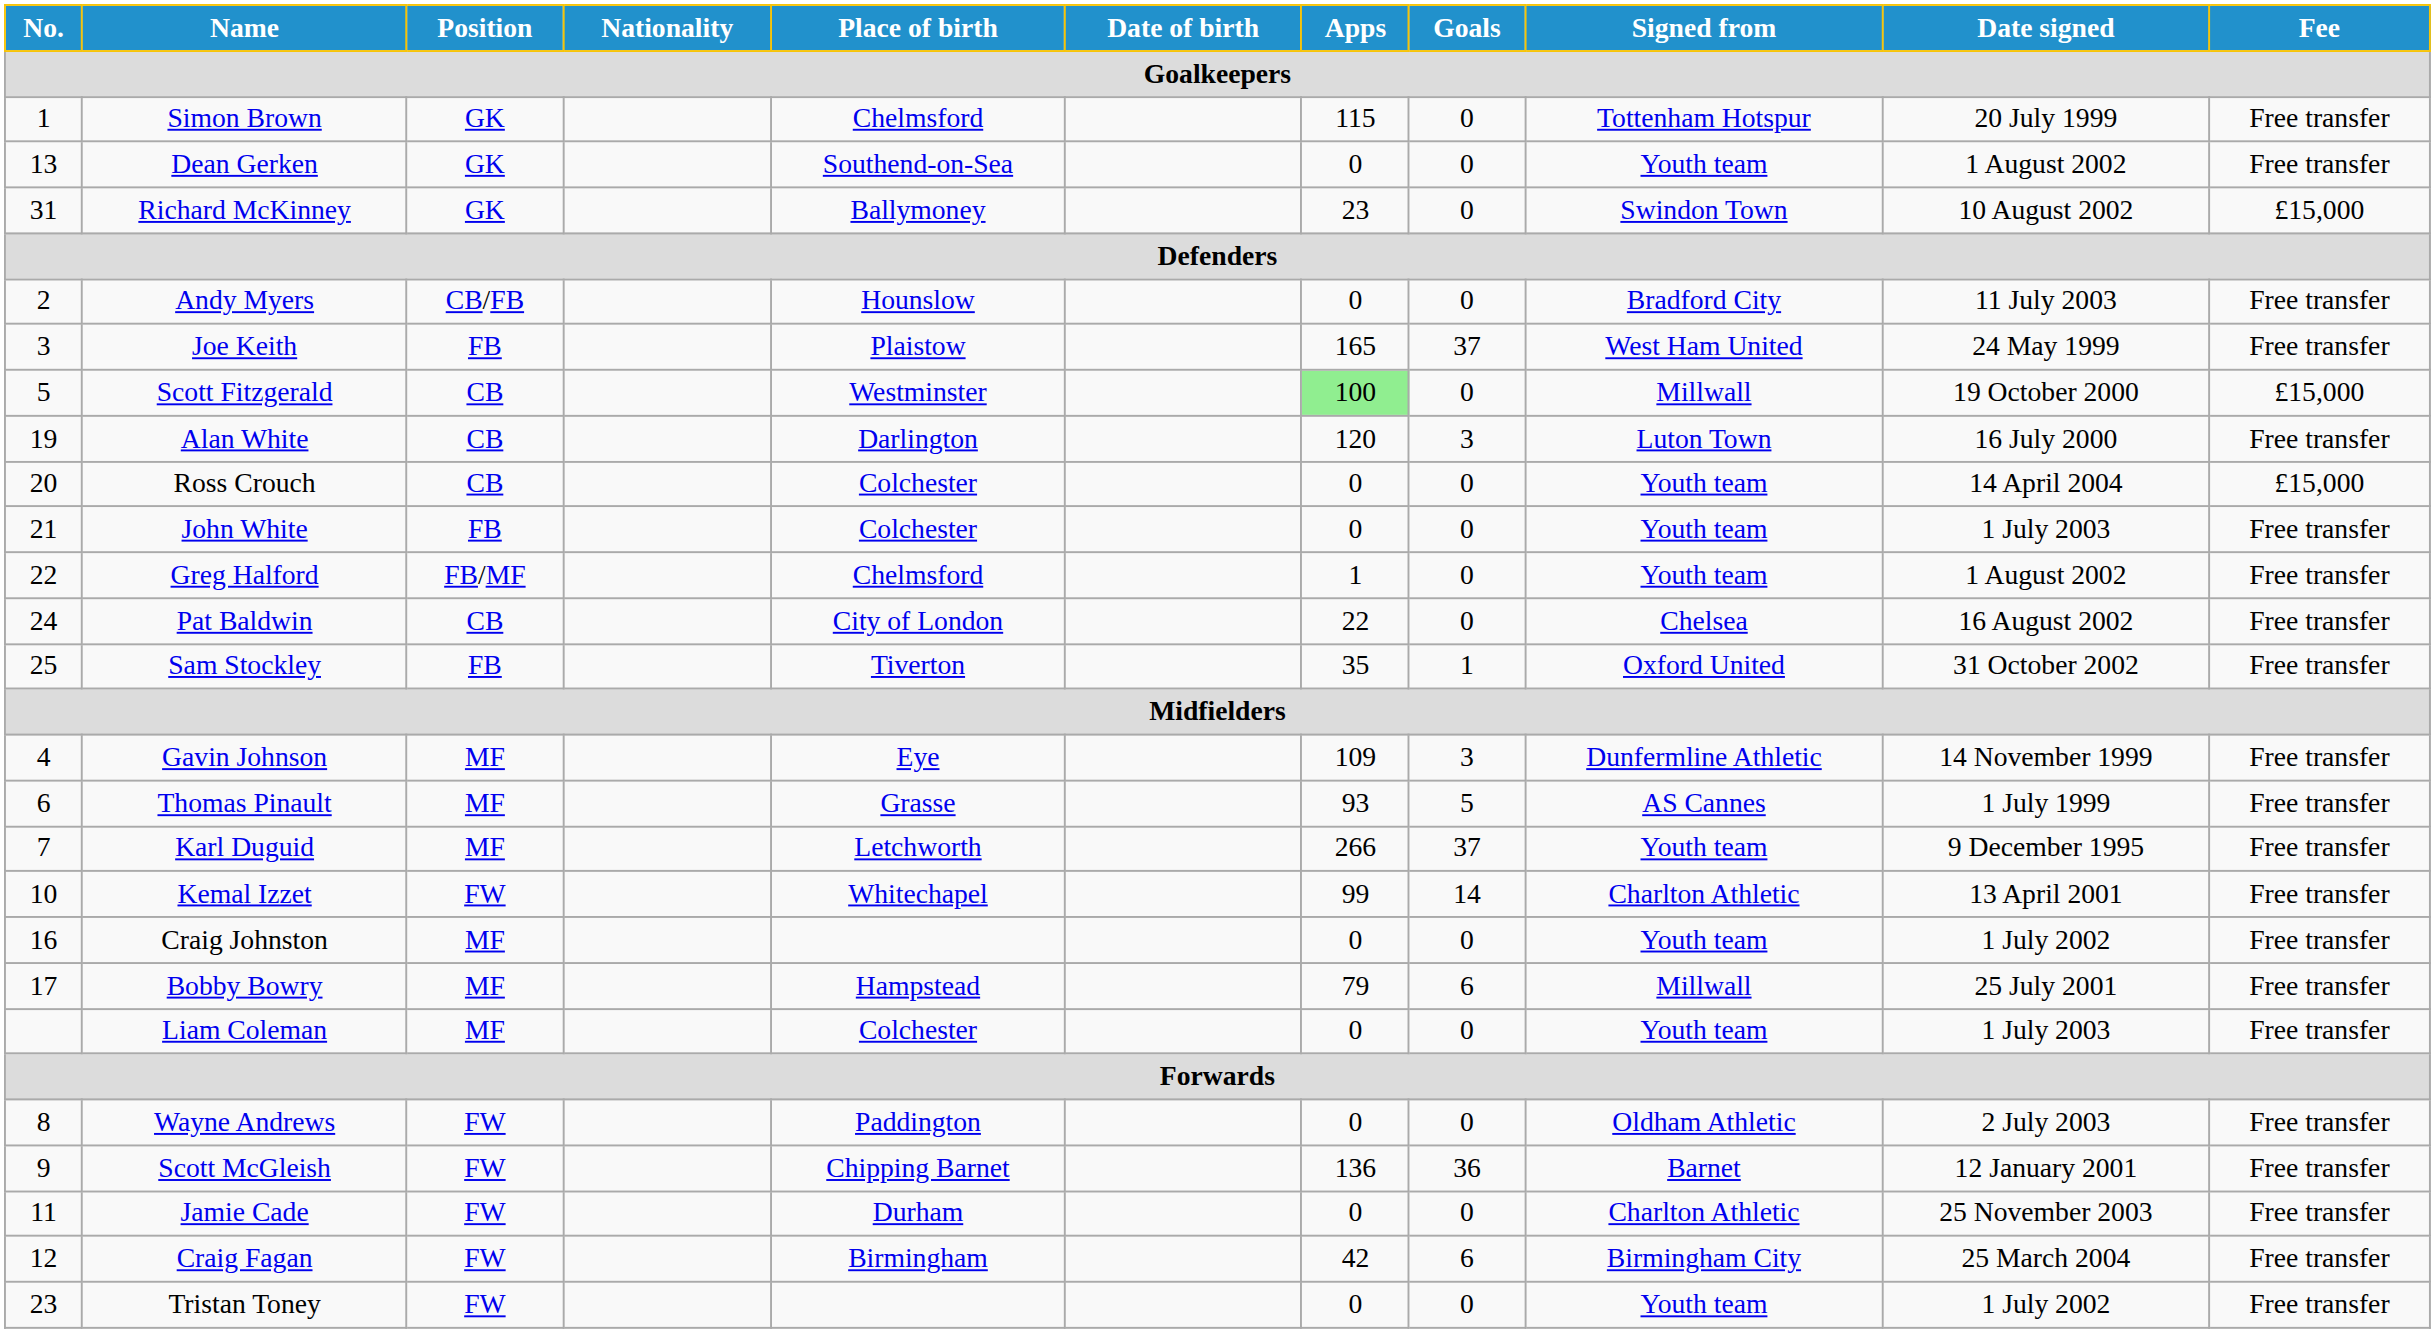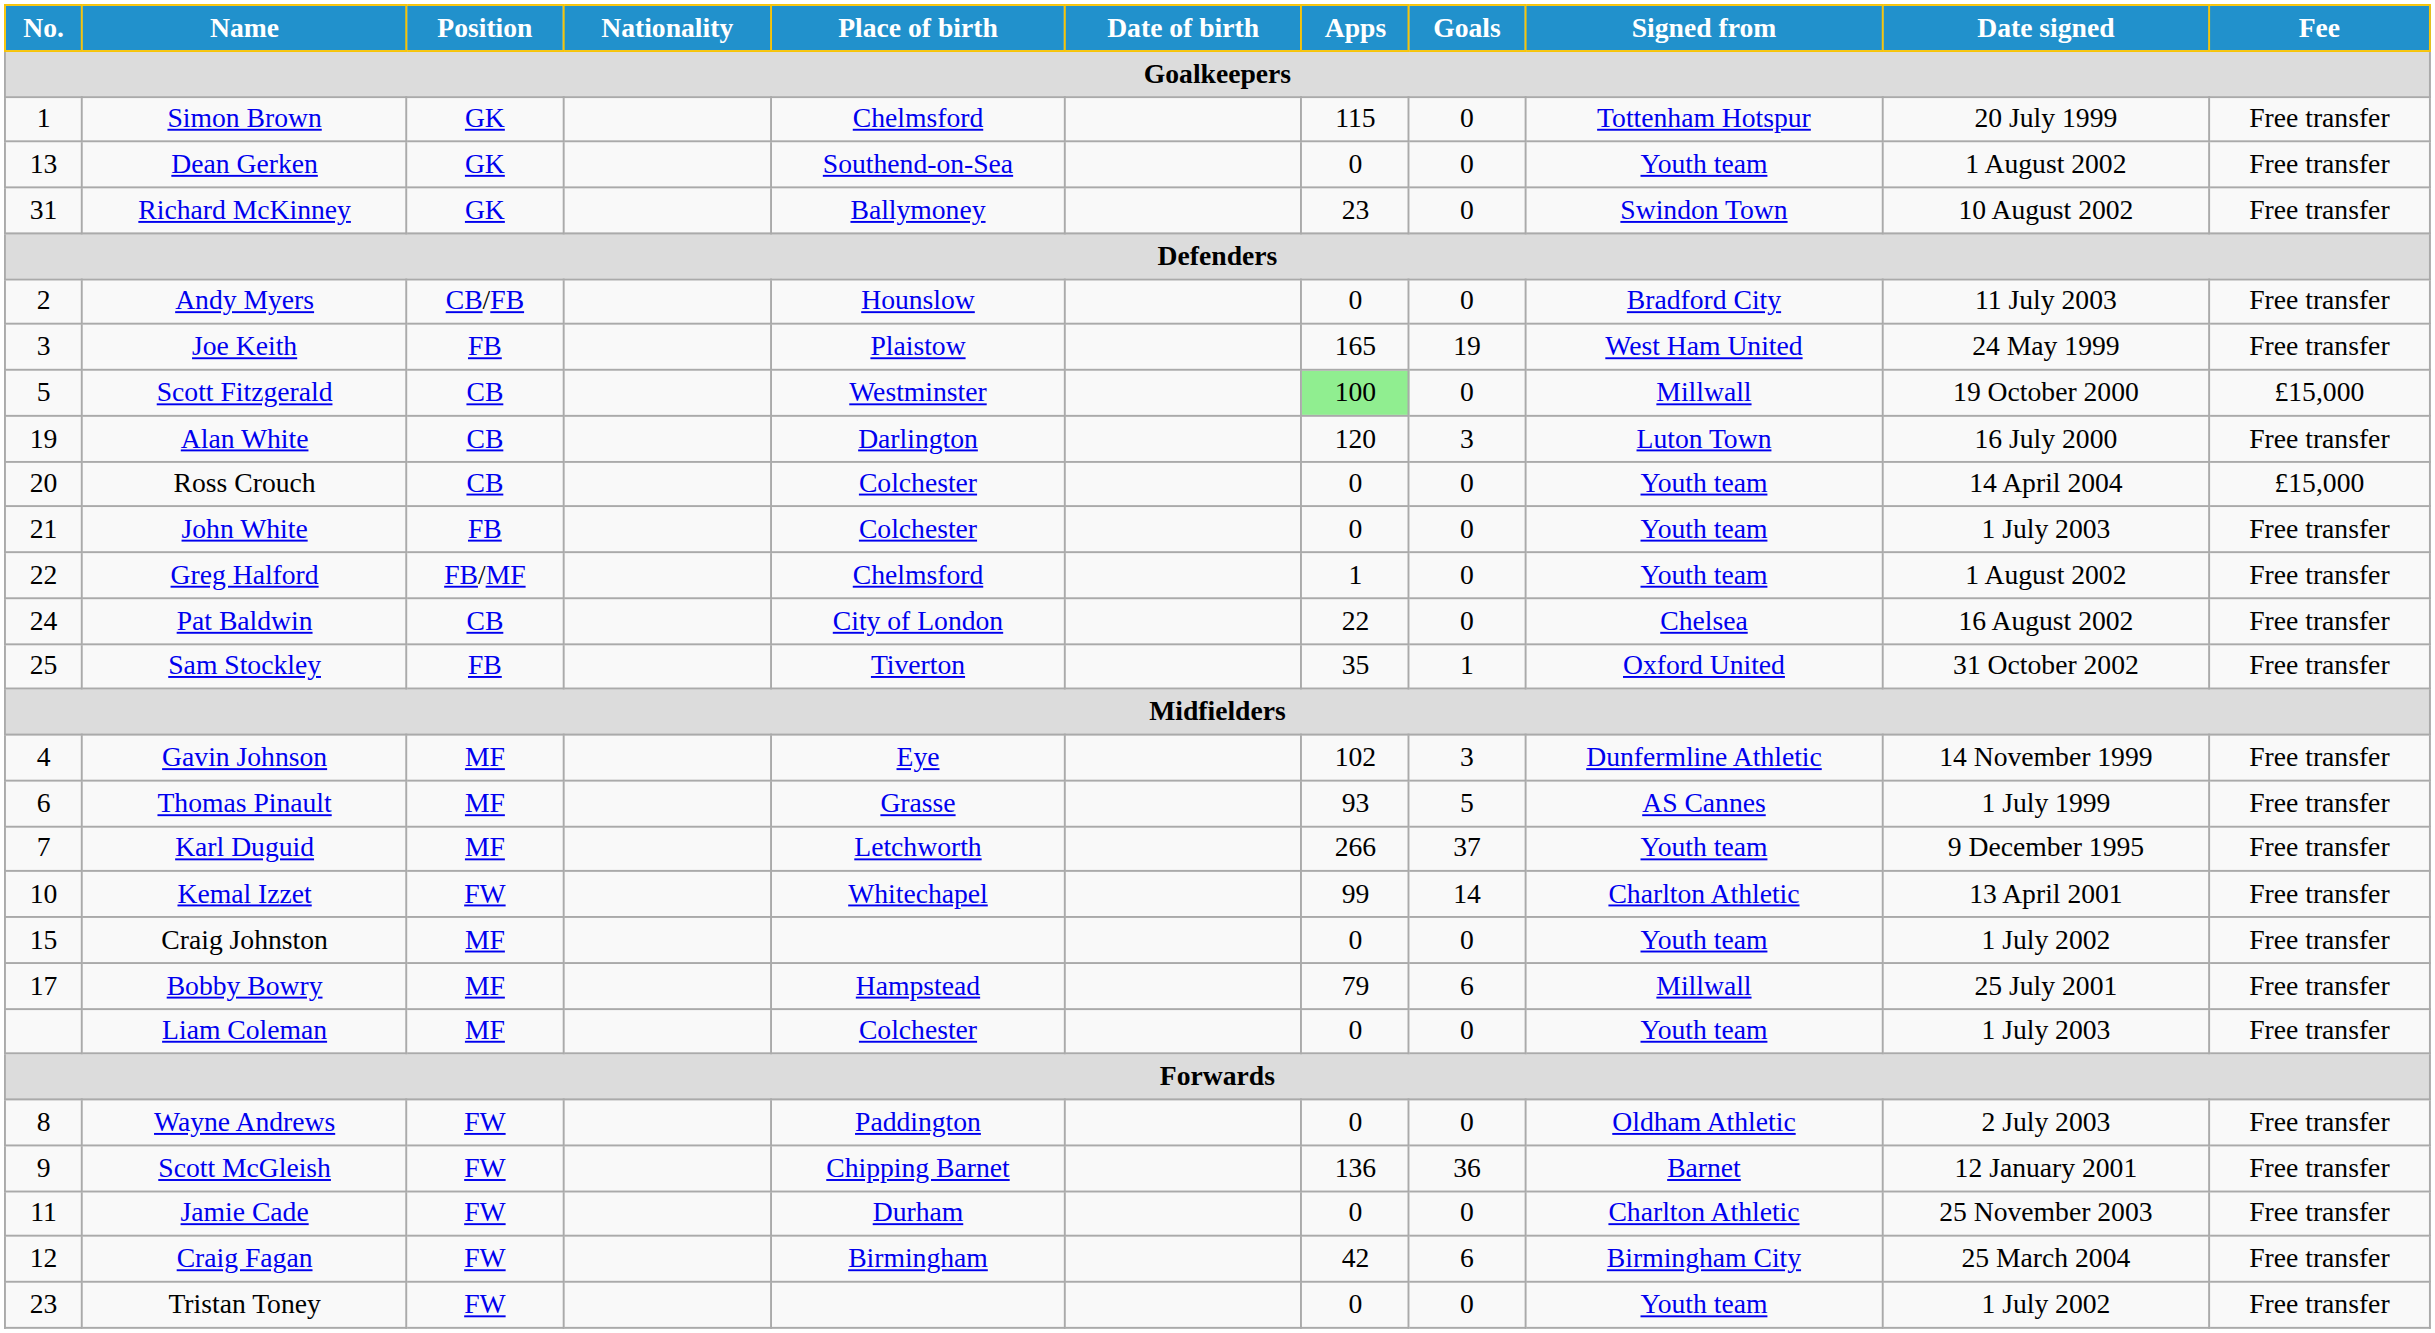(2319, 210) £15,000 -> (2319, 210) Free transfer
(1467, 346) 37 -> (1467, 346) 19
(1355, 757) 109 -> (1355, 757) 102
(44, 939) 16 -> (44, 939) 15
